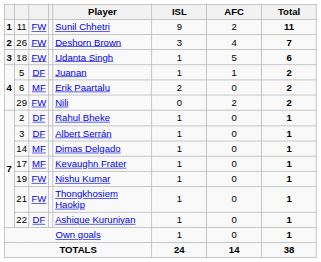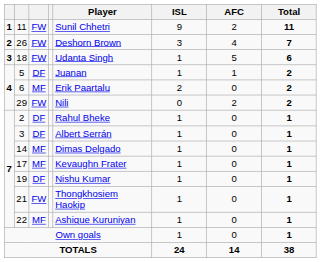(39, 179) FW -> (39, 179) DF
(39, 220) DF -> (39, 220) MF
